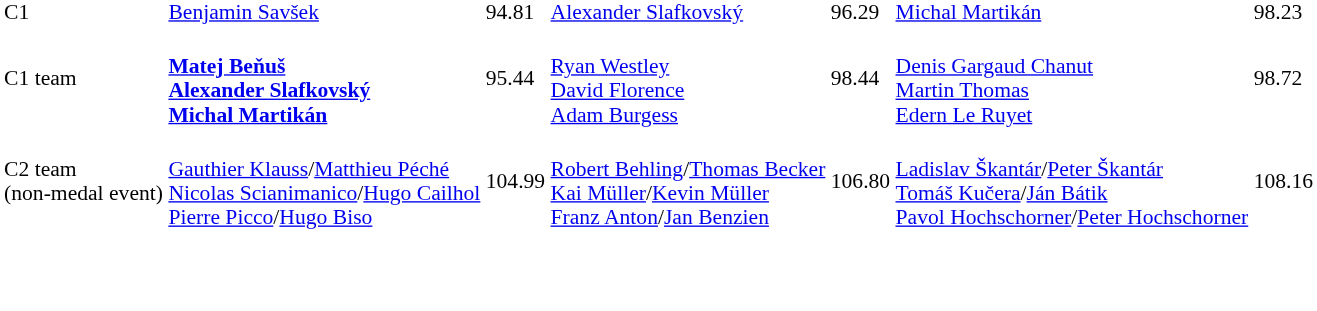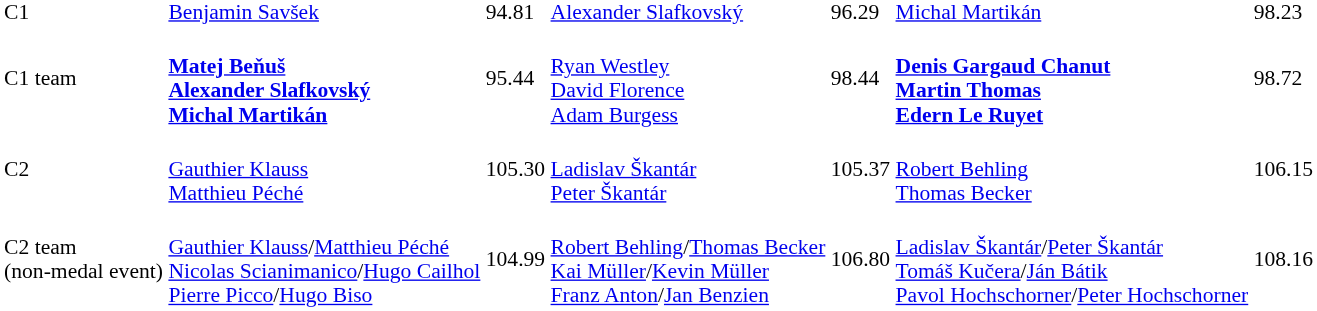(994, 90) normal -> (1003, 90) bold
+ row: (17, 168)
